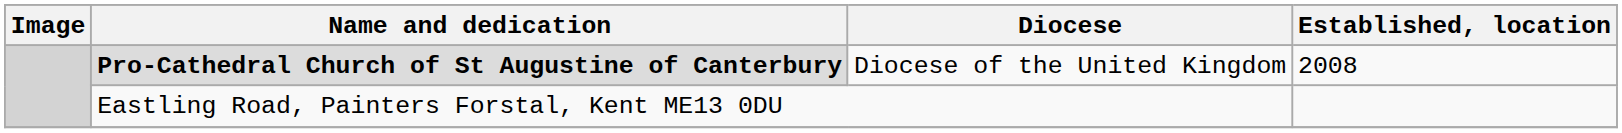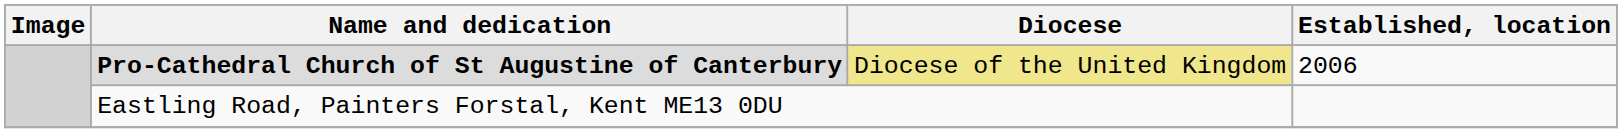(1070, 66) no background -> (1070, 66) khaki background
(1328, 66) 2008 -> (1328, 66) 2006
